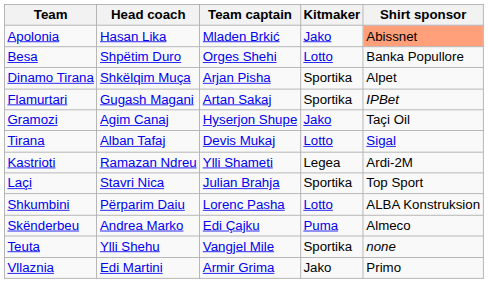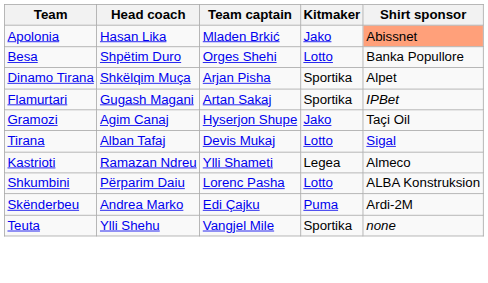(390, 162) Ardi-2M -> (388, 162) Almeco
- row: (20, 183)
(388, 225) Almeco -> (390, 204) Ardi-2M
- row: (31, 267)
